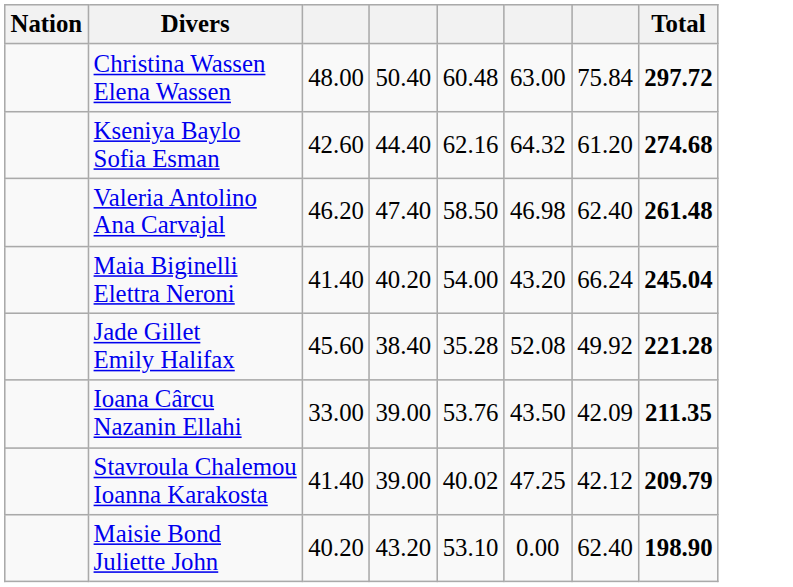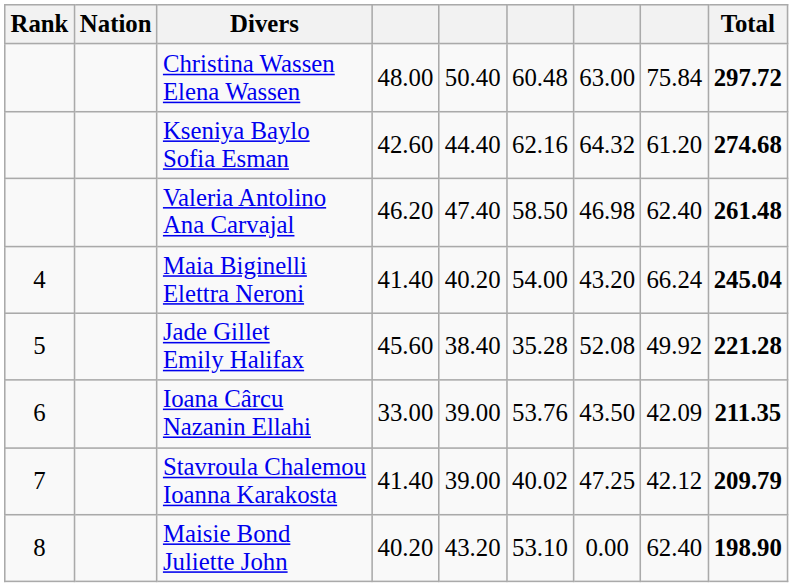+ column: (39, 24)
